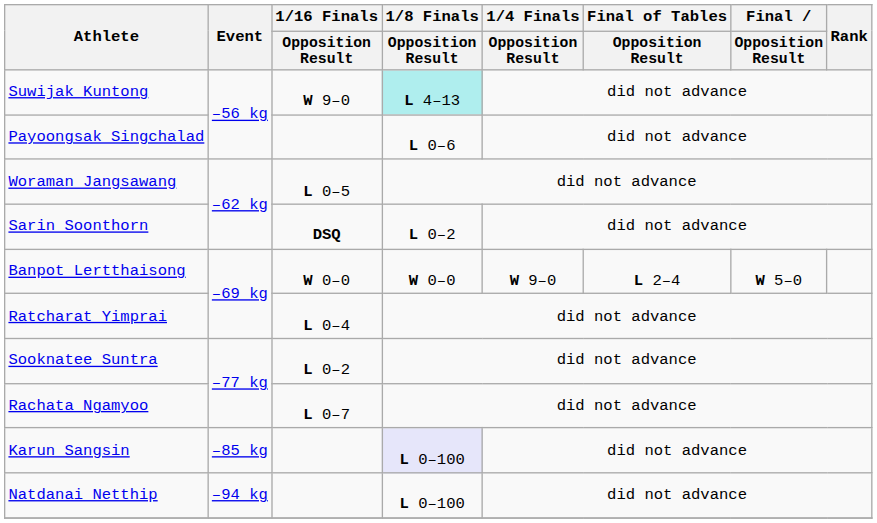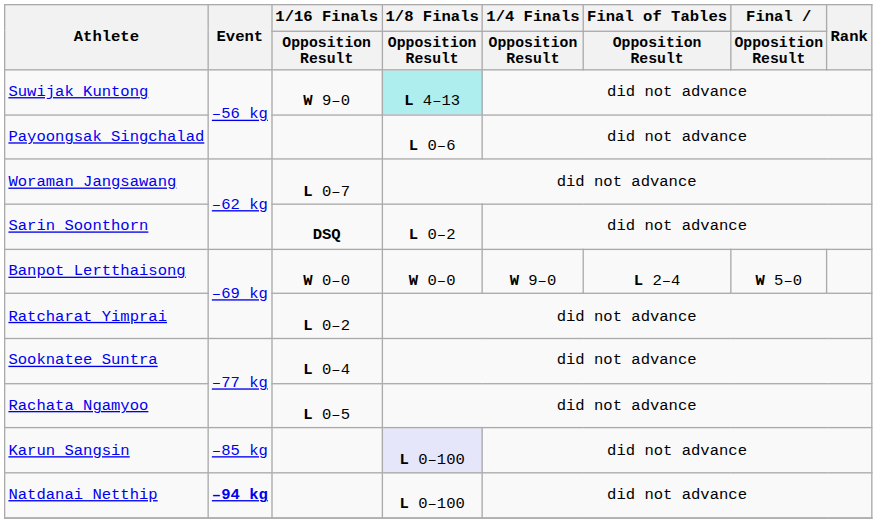(327, 191) L 0–5 -> (327, 191) L 0–7
(327, 325) L 0–4 -> (327, 325) L 0–2
(327, 370) L 0–2 -> (327, 370) L 0–4
(327, 415) L 0–7 -> (327, 415) L 0–5
(240, 495) normal -> (240, 495) bold
